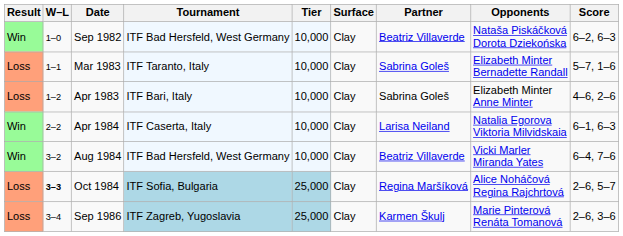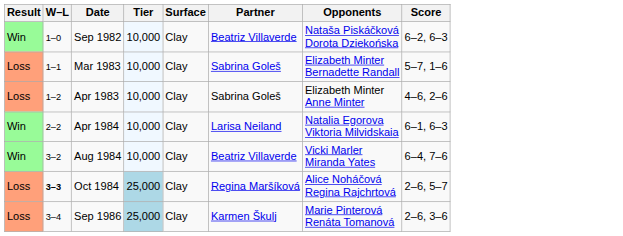- column: (208, 13)
